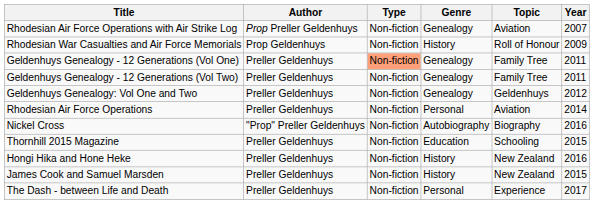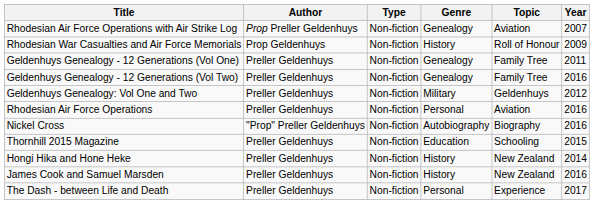(394, 61) lightsalmon background -> (394, 61) no background
(575, 77) 2011 -> (576, 77) 2016
(448, 93) Genealogy -> (440, 93) Military
(576, 110) 2014 -> (576, 110) 2016
(576, 158) 2016 -> (576, 158) 2014
(576, 175) 2015 -> (576, 175) 2016
